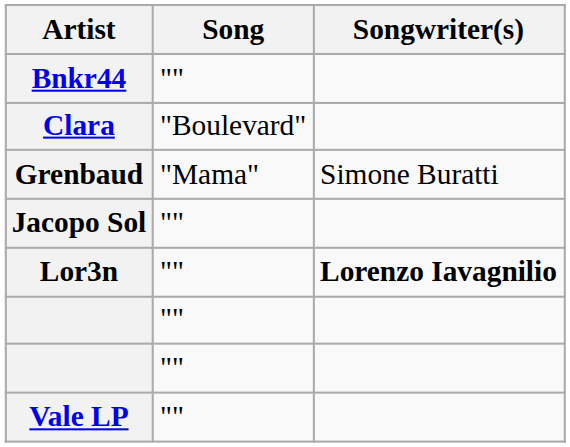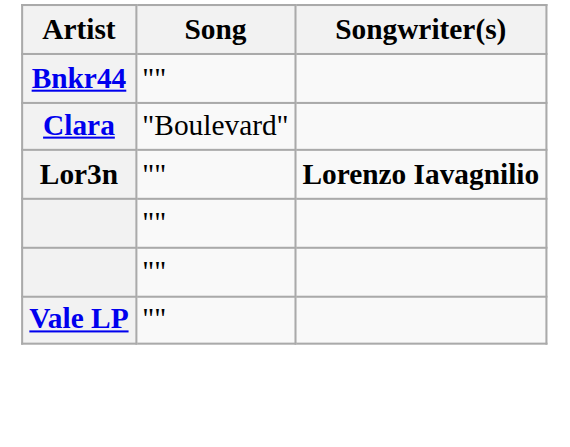- row: (79, 174)
- row: (79, 222)
